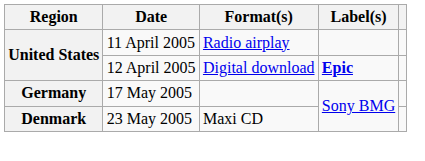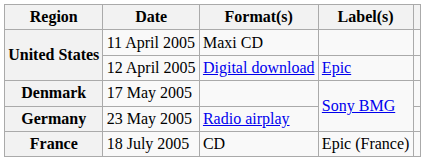(246, 42) Radio airplay -> (233, 42) Maxi CD
(337, 67) bold -> (337, 67) normal
(54, 93) Germany -> (54, 93) Denmark
(54, 118) Denmark -> (54, 118) Germany
(233, 118) Maxi CD -> (246, 118) Radio airplay
+ row: (148, 144)
